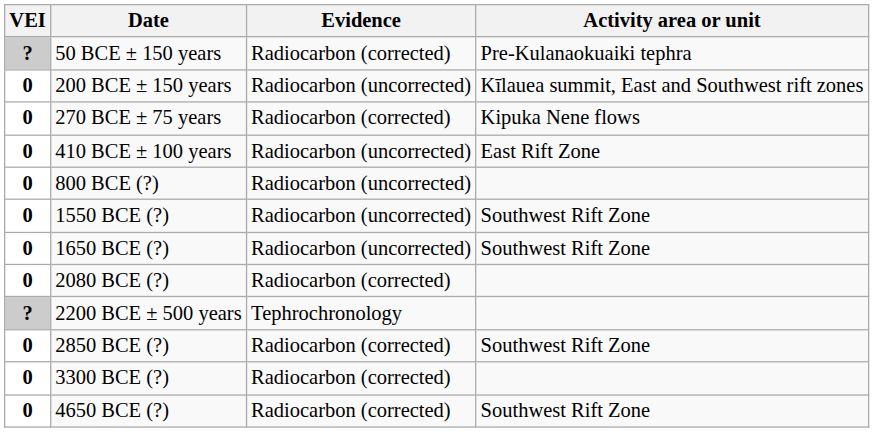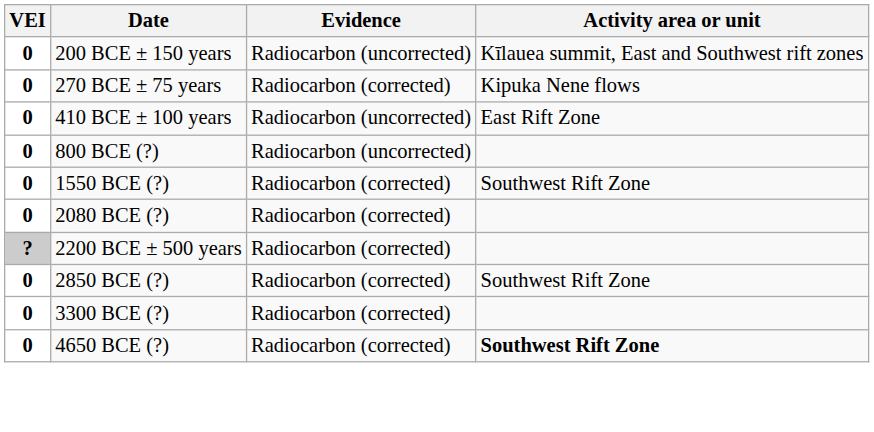- row: (138, 53)
(361, 215) Radiocarbon (uncorrected) -> (351, 183) Radiocarbon (corrected)
- row: (112, 248)
(327, 313) Tephrochronology -> (351, 248) Radiocarbon (corrected)
(565, 410) normal -> (570, 345) bold
